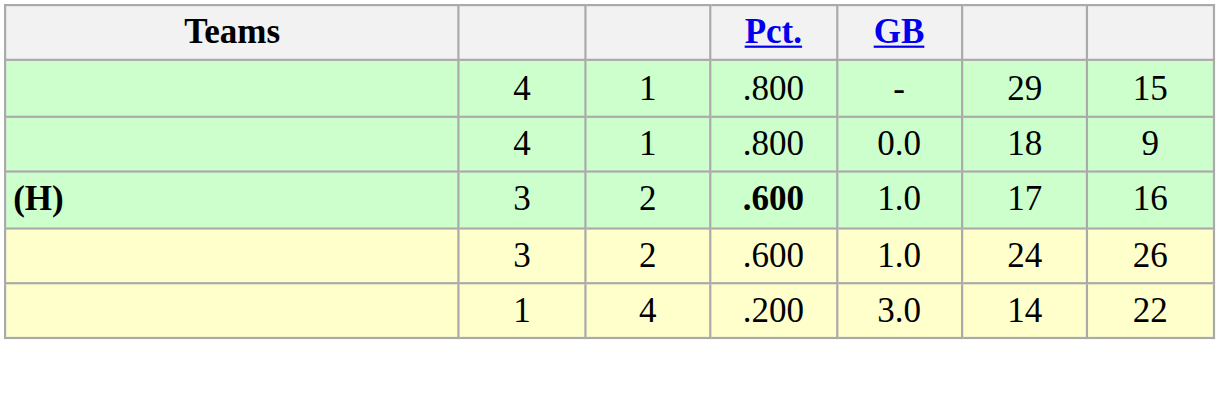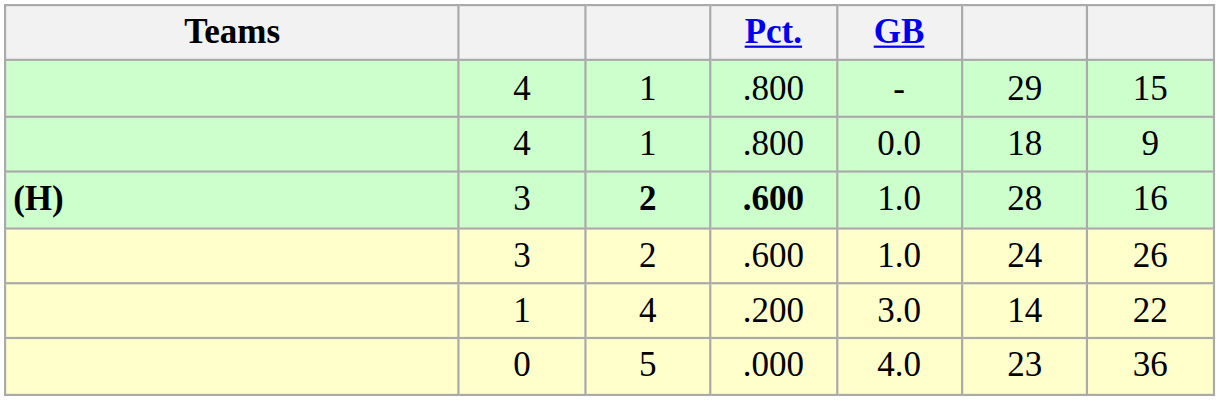(648, 198) normal -> (648, 198) bold
(1025, 198) 17 -> (1025, 198) 28
+ row: (232, 366)
